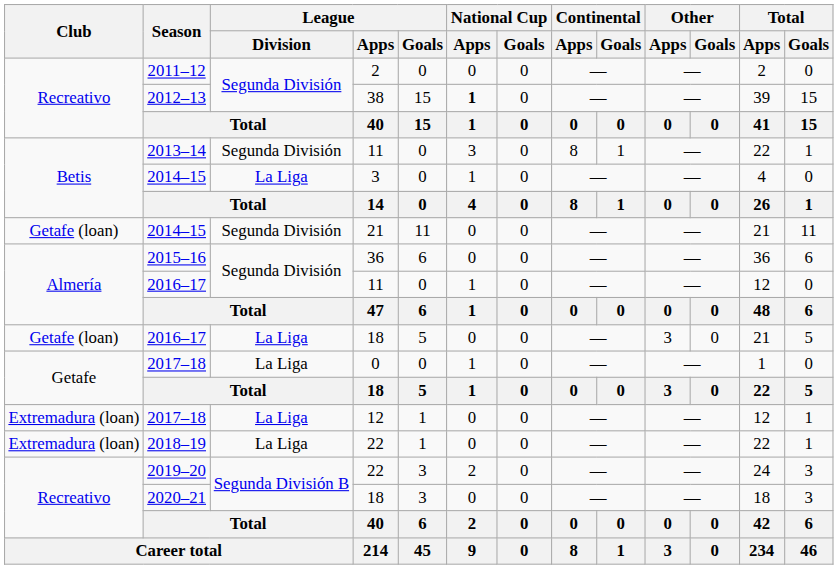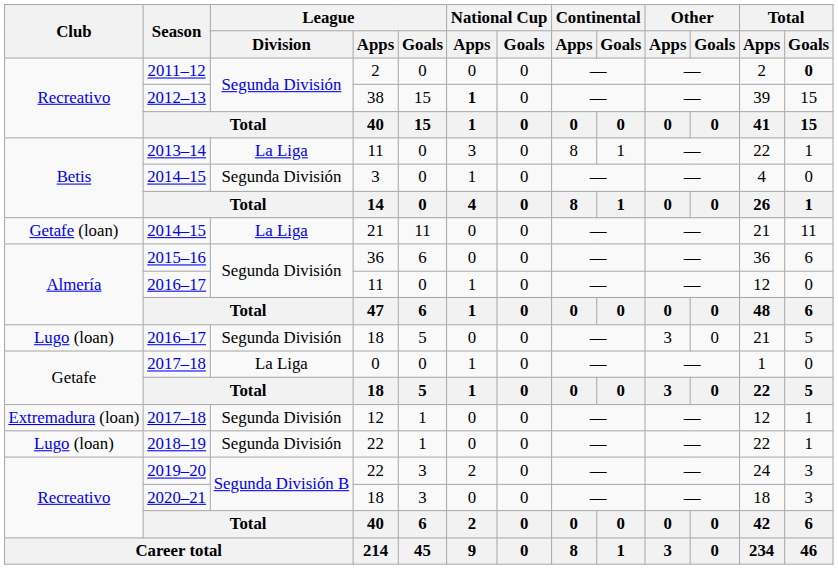(809, 71) normal -> (809, 71) bold
(281, 151) Segunda División -> (281, 151) La Liga
(281, 177) La Liga -> (281, 177) Segunda División
(281, 230) Segunda División -> (281, 230) La Liga
(74, 337) Getafe (loan) -> (74, 337) Lugo (loan)
(281, 337) La Liga -> (281, 337) Segunda División
(281, 417) La Liga -> (281, 417) Segunda División
(74, 444) Extremadura (loan) -> (74, 444) Lugo (loan)
(281, 444) La Liga -> (281, 444) Segunda División
